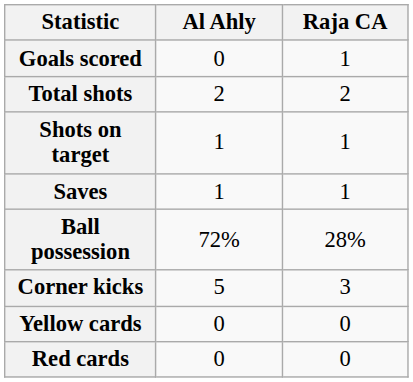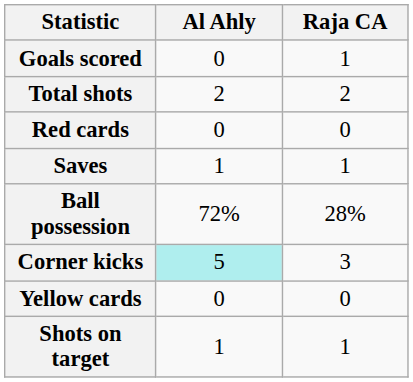rows swapped: (80, 142) <-> (80, 359)
(219, 287) no background -> (219, 262) paleturquoise background
